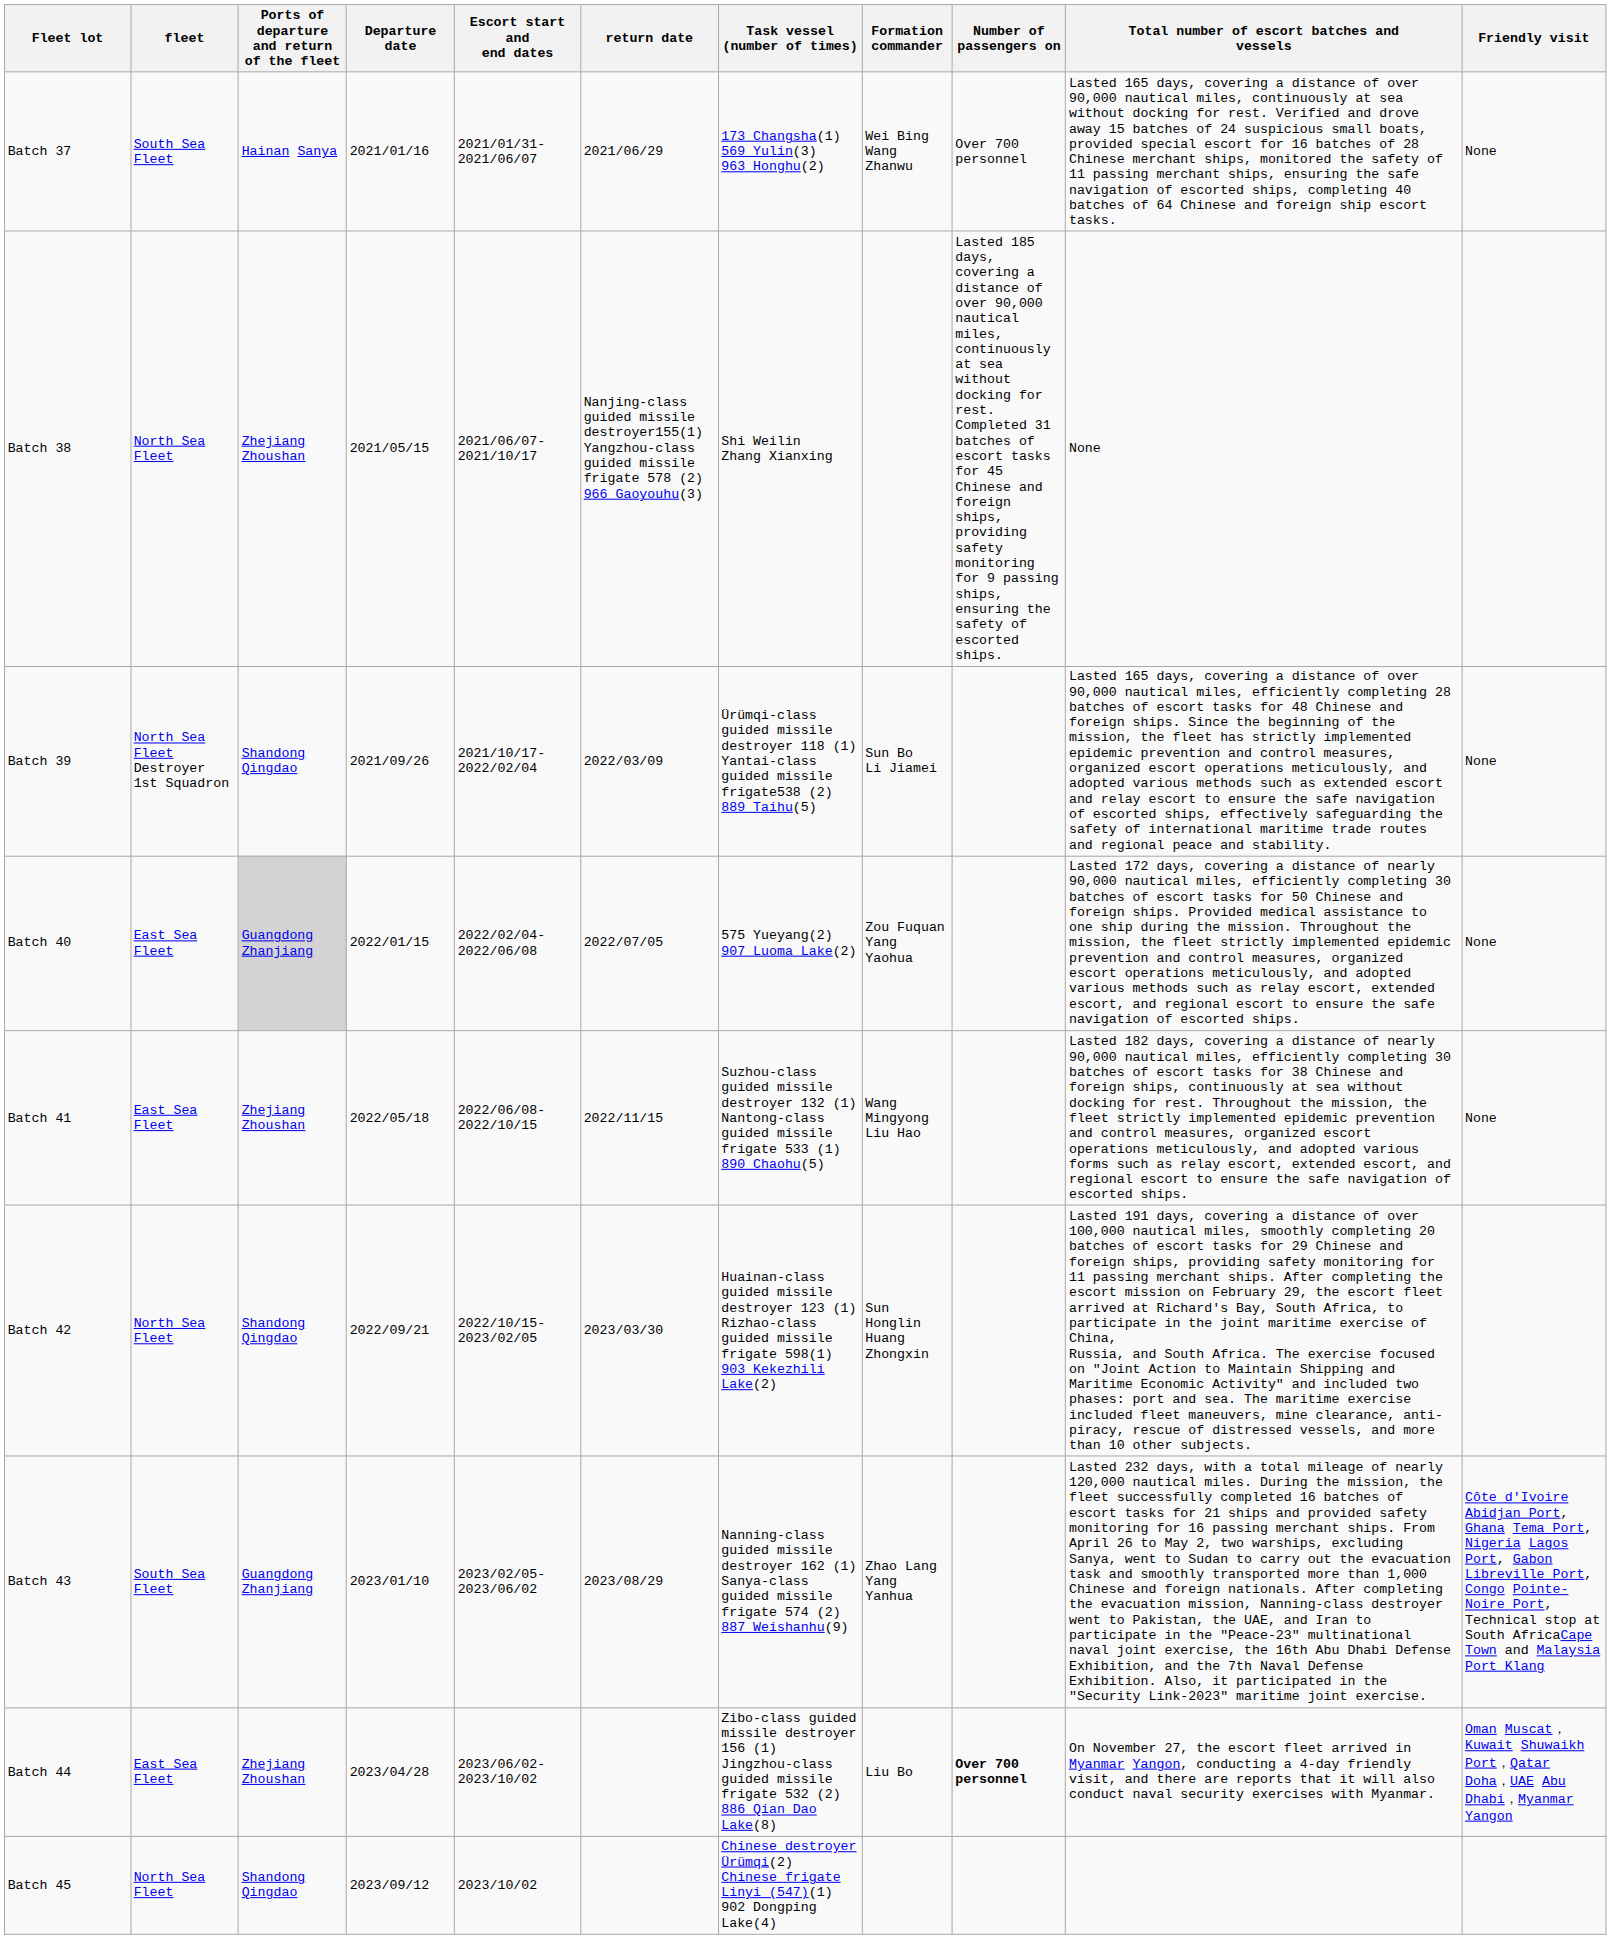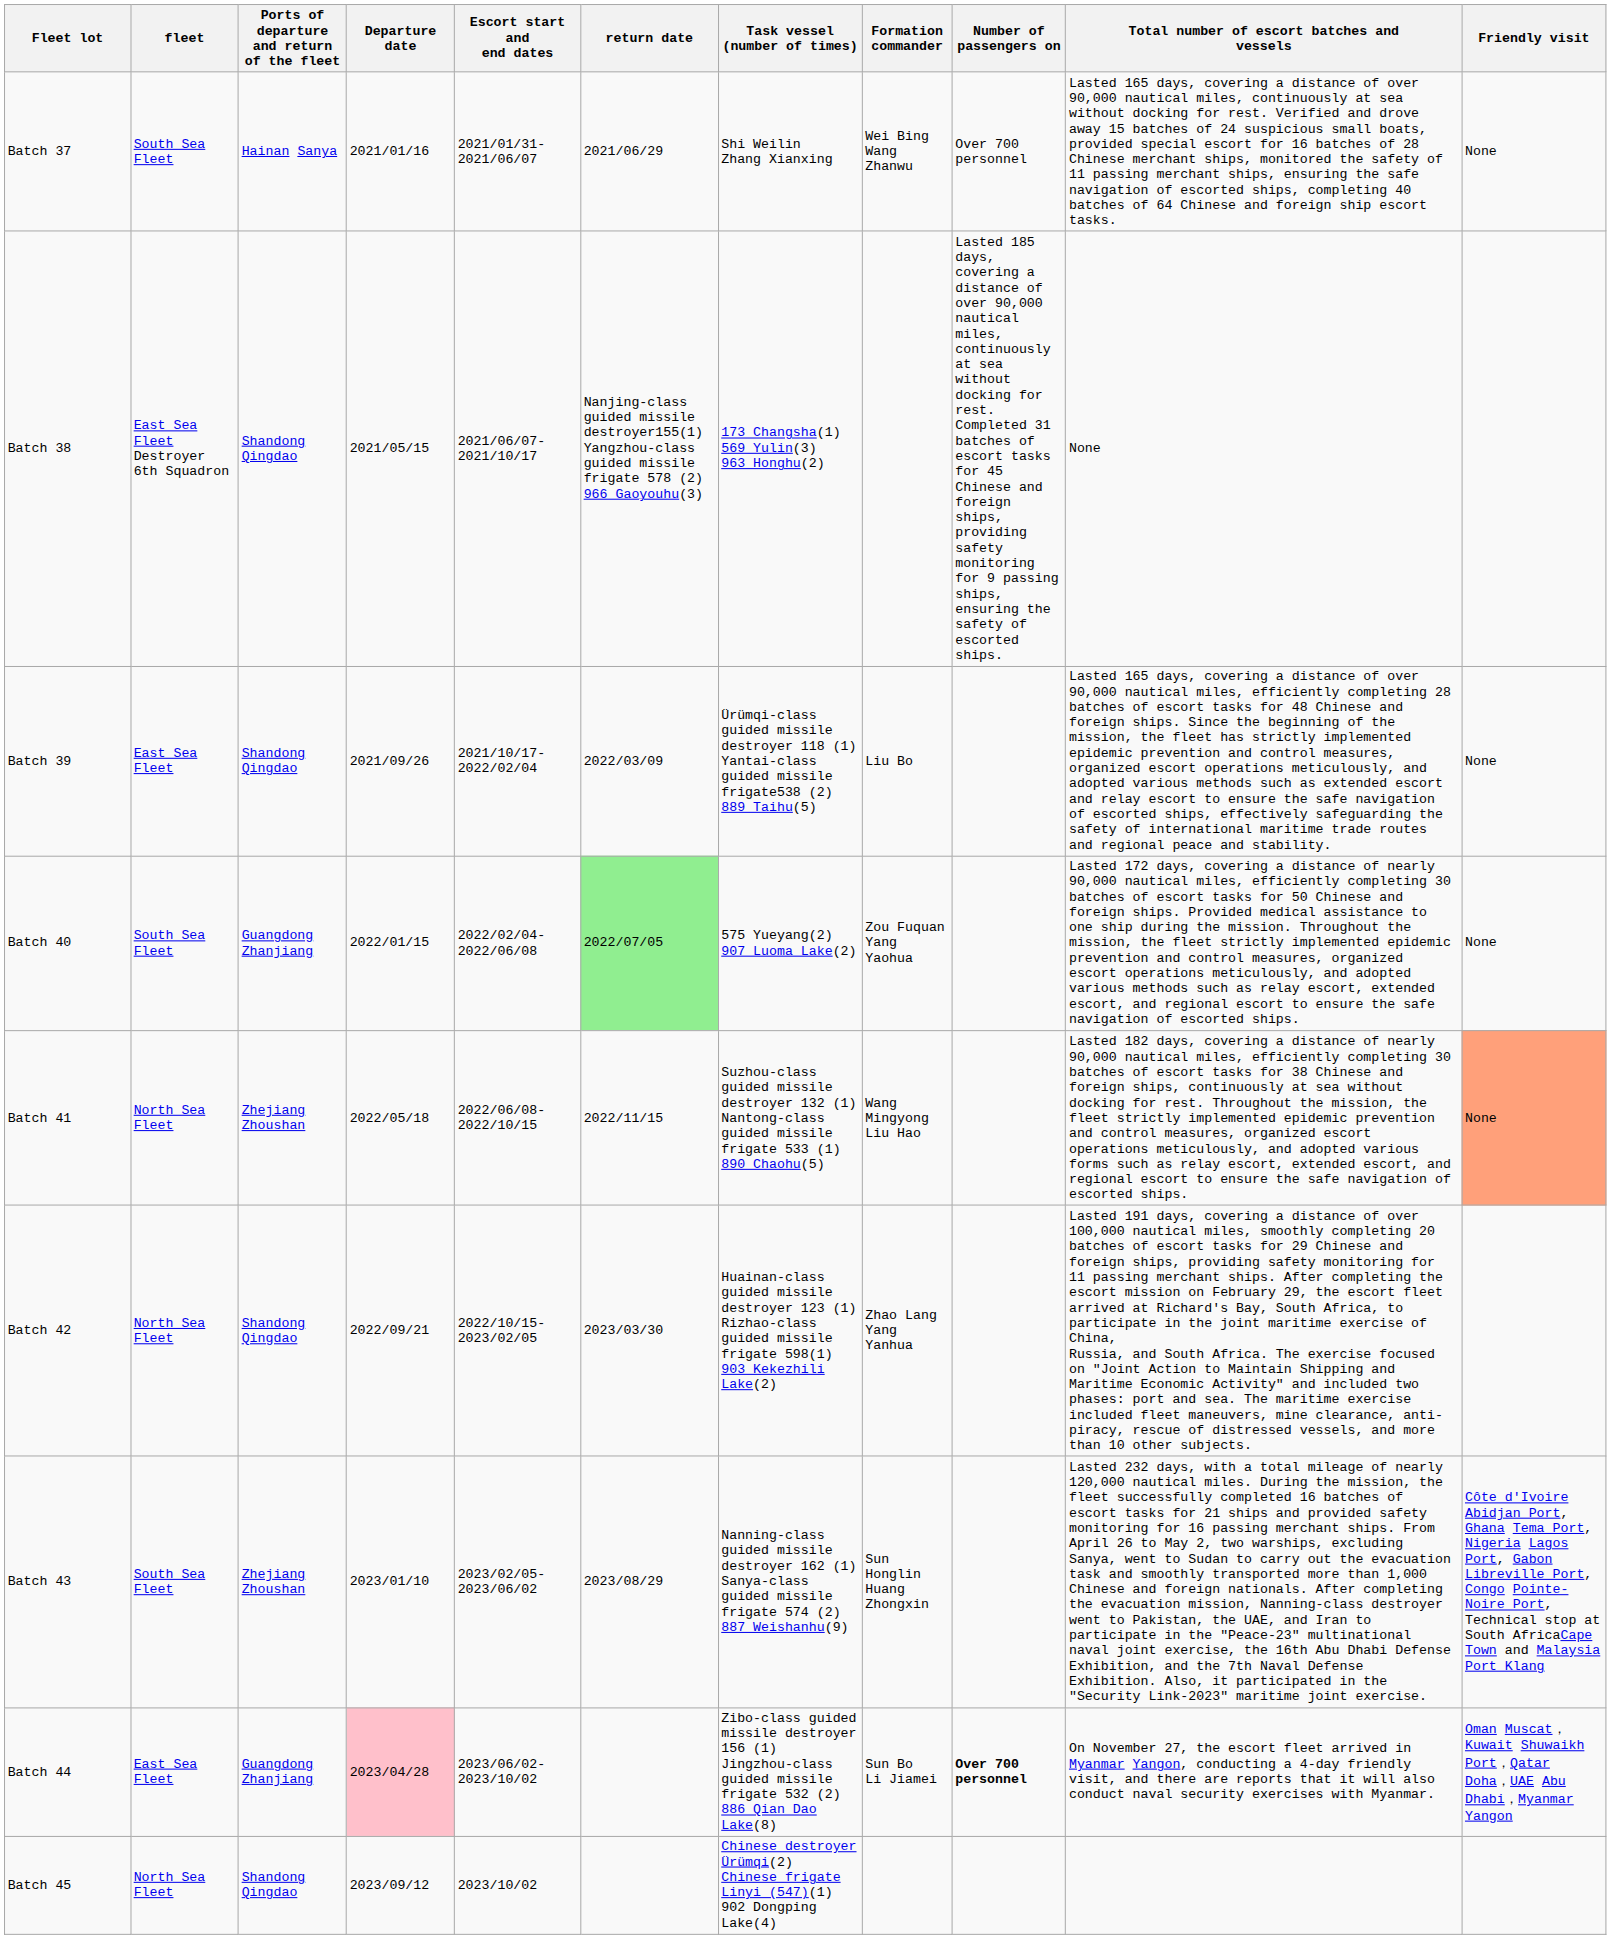(781, 152) 173 Changsha(1) 569 Yulin(3) 963 Honghu(2) -> (777, 152) Shi Weilin Zhang Xianxing
(169, 449) North Sea Fleet -> (181, 449) East Sea Fleet Destroyer 6th Squadron
(273, 449) Zhejiang Zhoushan -> (273, 449) Shandong Qingdao
(777, 449) Shi Weilin Zhang Xianxing -> (781, 449) 173 Changsha(1) 569 Yulin(3) 963 Honghu(2)
(181, 761) North Sea Fleet Destroyer 1st Squadron -> (166, 761) East Sea Fleet
(901, 761) Sun Bo Li Jiamei -> (889, 761) Liu Bo
(166, 943) East Sea Fleet -> (169, 943) South Sea Fleet
(277, 943) lightgrey background -> (277, 943) no background
(623, 943) no background -> (623, 943) lightgreen background
(166, 1118) East Sea Fleet -> (169, 1118) North Sea Fleet
(1481, 1118) no background -> (1481, 1118) lightsalmon background
(897, 1331) Sun Honglin Huang Zhongxin -> (901, 1331) Zhao Lang Yang Yanhua
(277, 1582) Guangdong Zhanjiang -> (273, 1582) Zhejiang Zhoushan
(901, 1582) Zhao Lang Yang Yanhua -> (897, 1582) Sun Honglin Huang Zhongxin
(273, 1772) Zhejiang Zhoushan -> (277, 1772) Guangdong Zhanjiang
(389, 1772) no background -> (389, 1772) pink background
(889, 1772) Liu Bo -> (901, 1772) Sun Bo Li Jiamei
